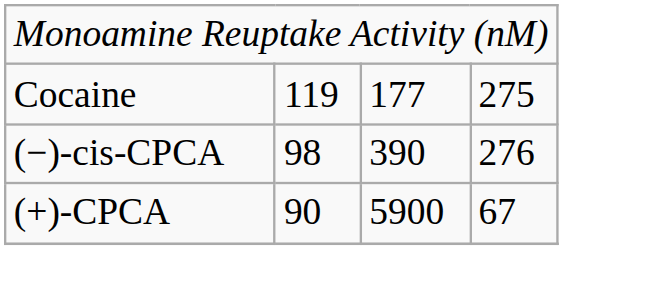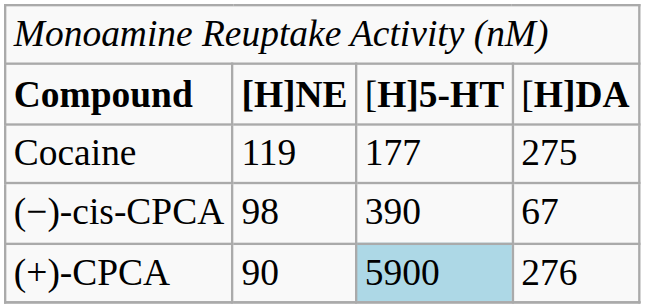+ row: (103, 93)
(507, 152) 276 -> (540, 212) 67
(407, 212) no background -> (402, 271) lightblue background
(497, 212) 67 -> (549, 271) 276
